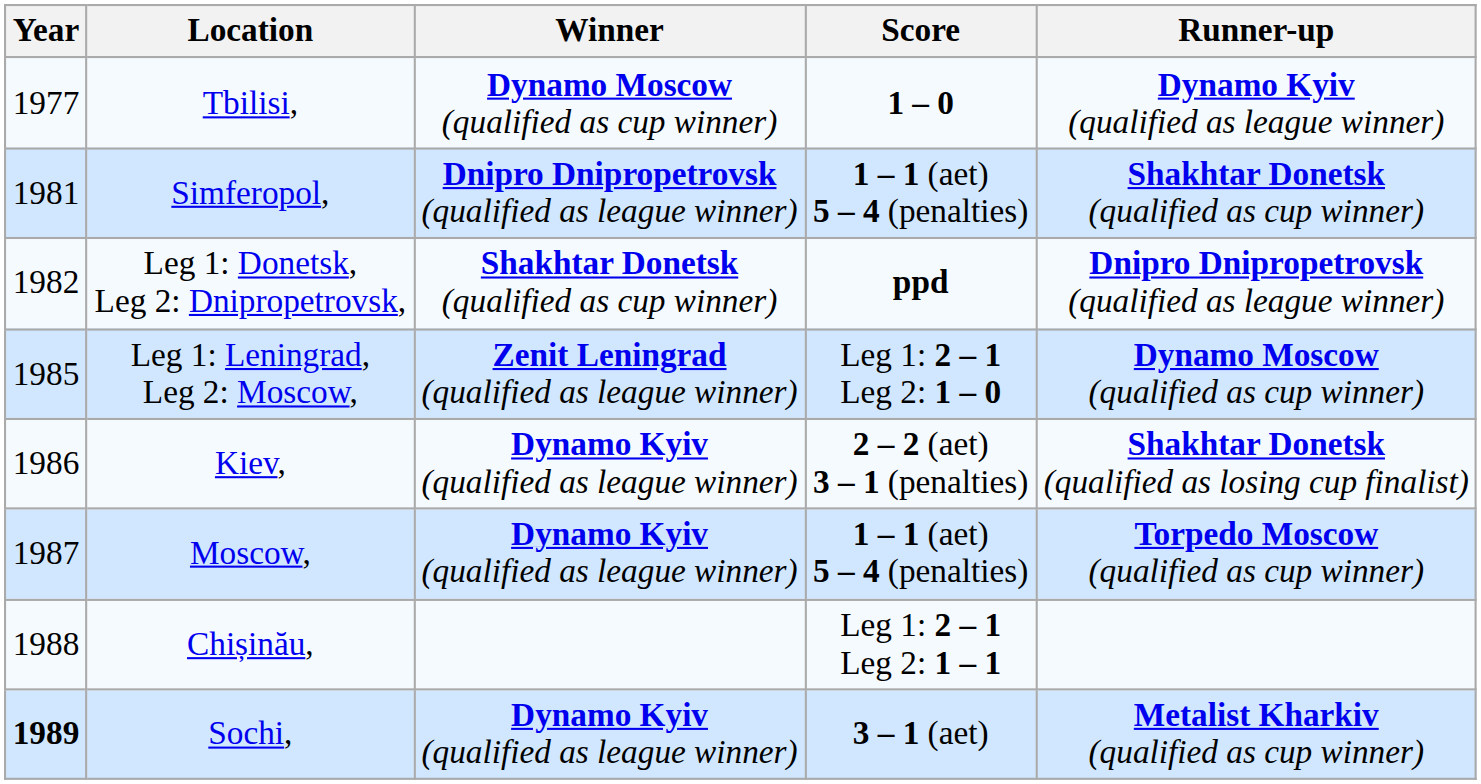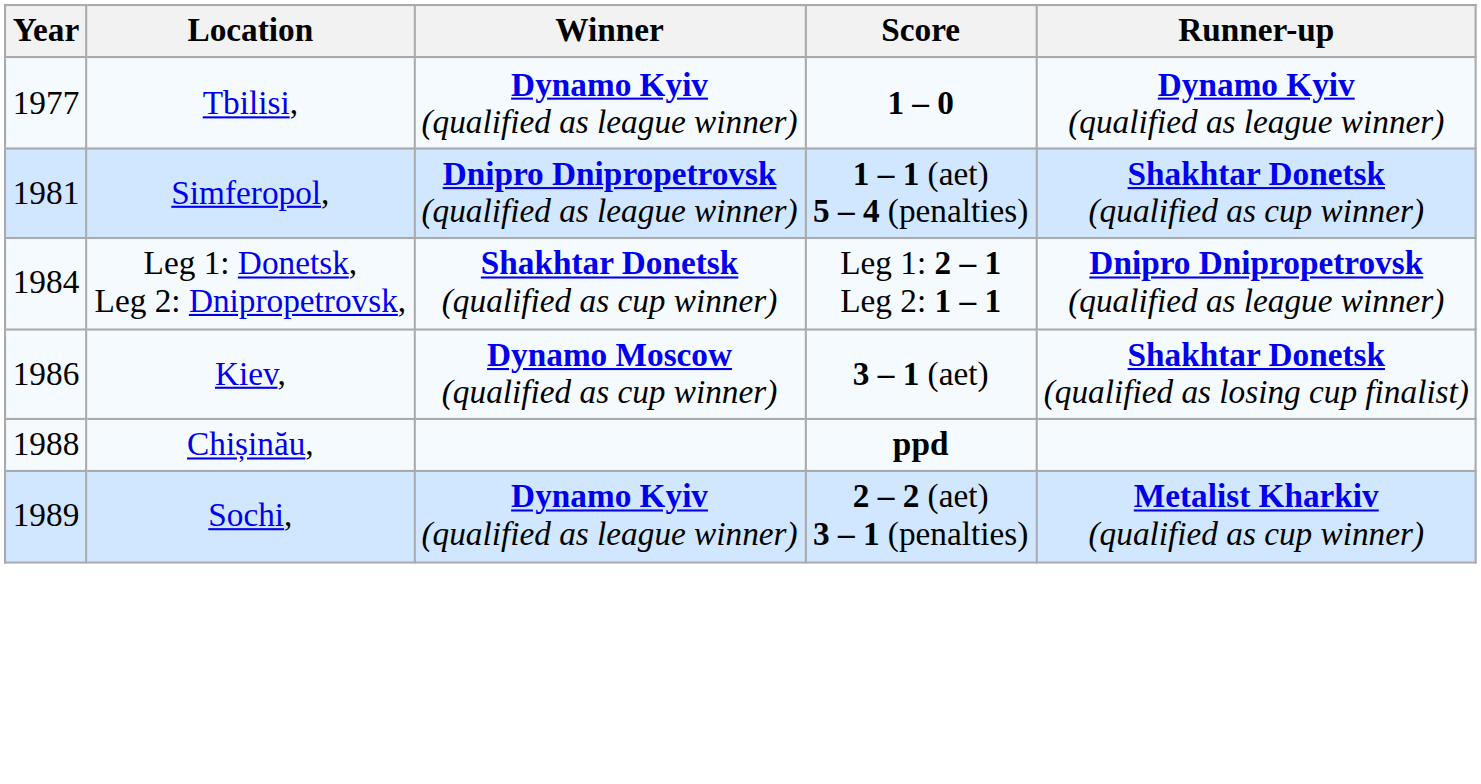(610, 102) Dynamo Moscow (qualified as cup winner) -> (610, 102) Dynamo Kyiv (qualified as league winner)
(46, 282) 1982 -> (46, 282) 1984
(921, 282) ppd -> (921, 282) Leg 1: 2 – 1 Leg 2: 1 – 1
- row: (250, 373)
(610, 463) Dynamo Kyiv (qualified as league winner) -> (610, 373) Dynamo Moscow (qualified as cup winner)
(921, 463) 2 – 2 (aet) 3 – 1 (penalties) -> (921, 373) 3 – 1 (aet)
- row: (250, 553)
(921, 643) Leg 1: 2 – 1 Leg 2: 1 – 1 -> (921, 444) ppd
(46, 733) bold -> (46, 516) normal
(921, 733) 3 – 1 (aet) -> (921, 516) 2 – 2 (aet) 3 – 1 (penalties)
